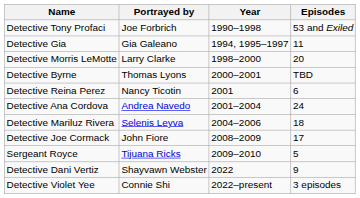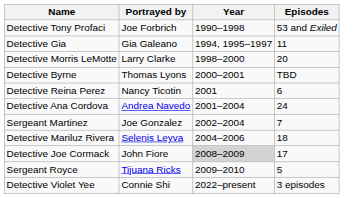+ row: (47, 122)
(236, 138) no background -> (220, 153) lightgrey background
- row: (53, 169)
